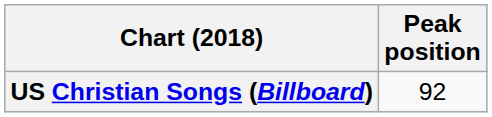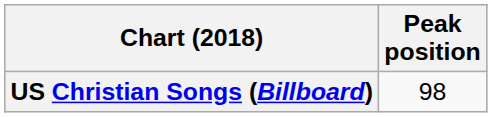(433, 91) 92 -> (433, 91) 98
